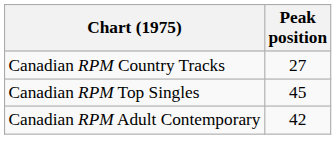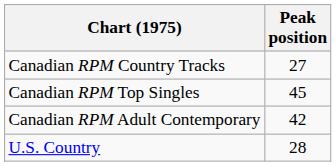+ row: (54, 147)
